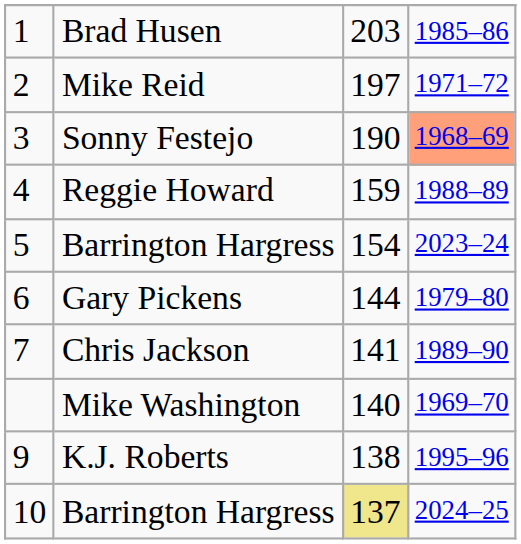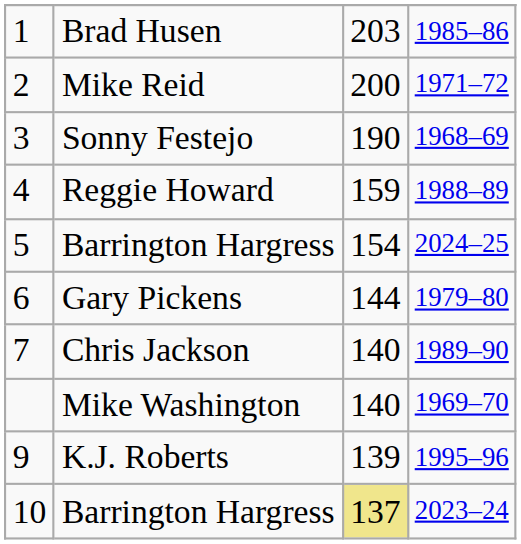(375, 84) 197 -> (375, 84) 200
(462, 137) lightsalmon background -> (462, 137) no background
(462, 244) 2023–24 -> (462, 244) 2024–25
(375, 350) 141 -> (375, 350) 140
(375, 457) 138 -> (375, 457) 139
(462, 510) 2024–25 -> (462, 510) 2023–24
